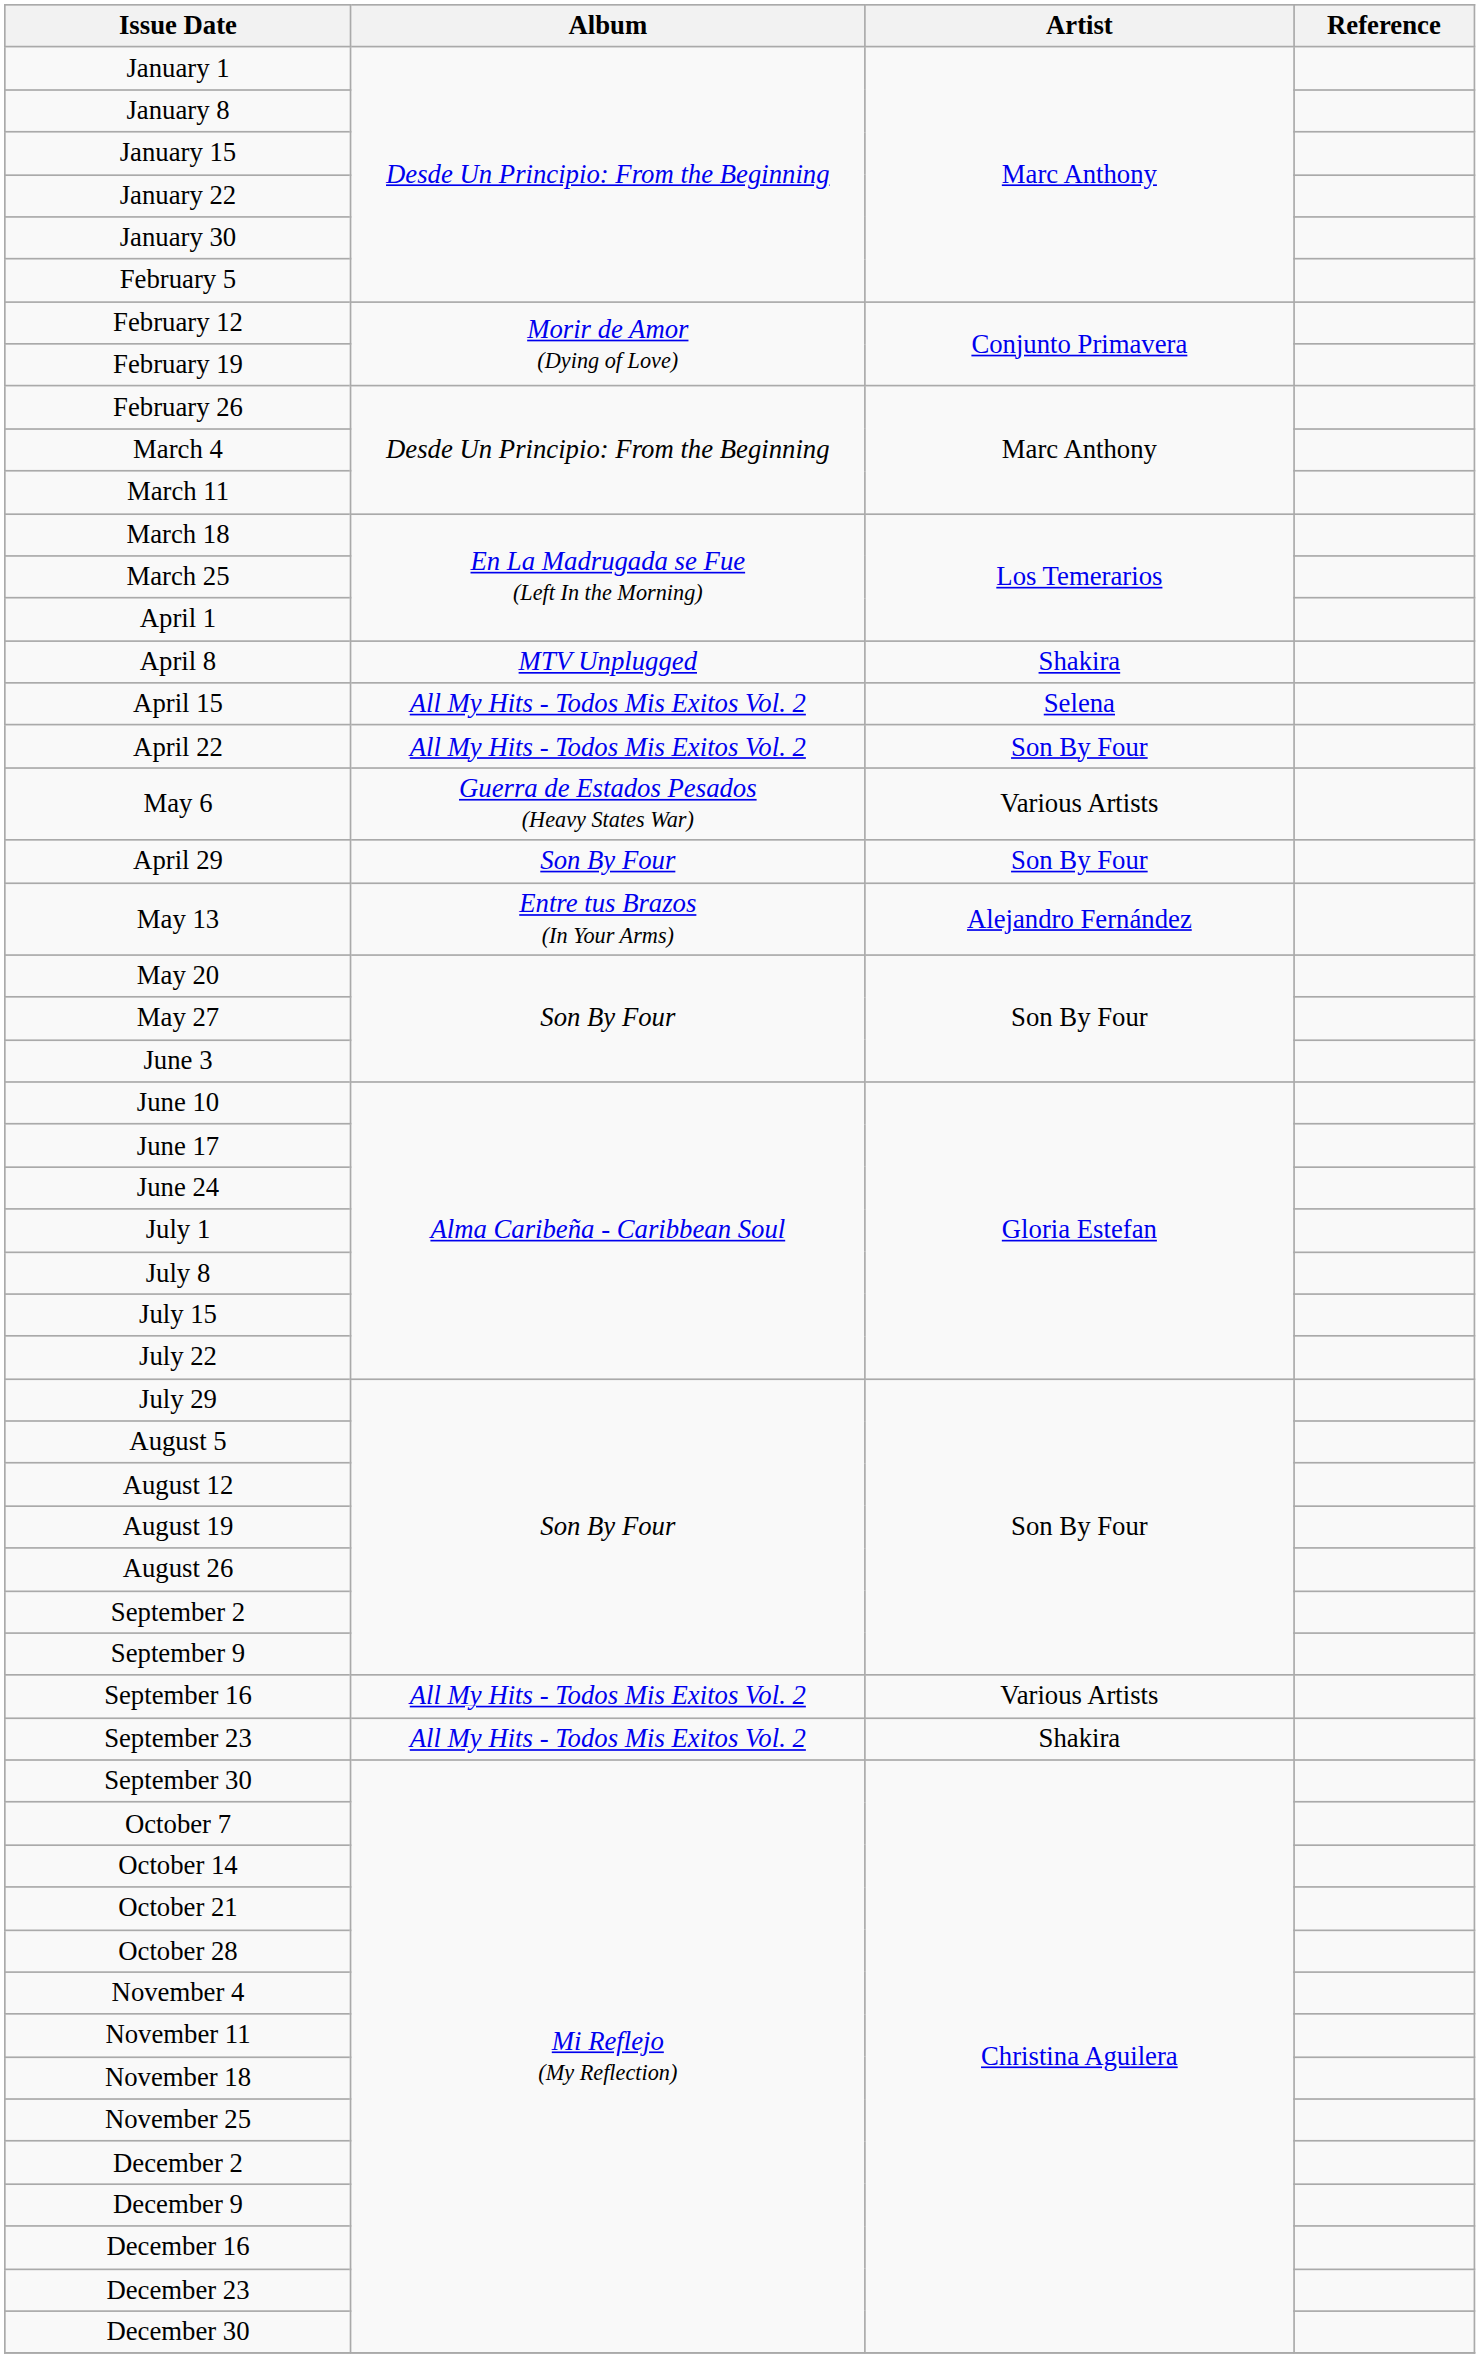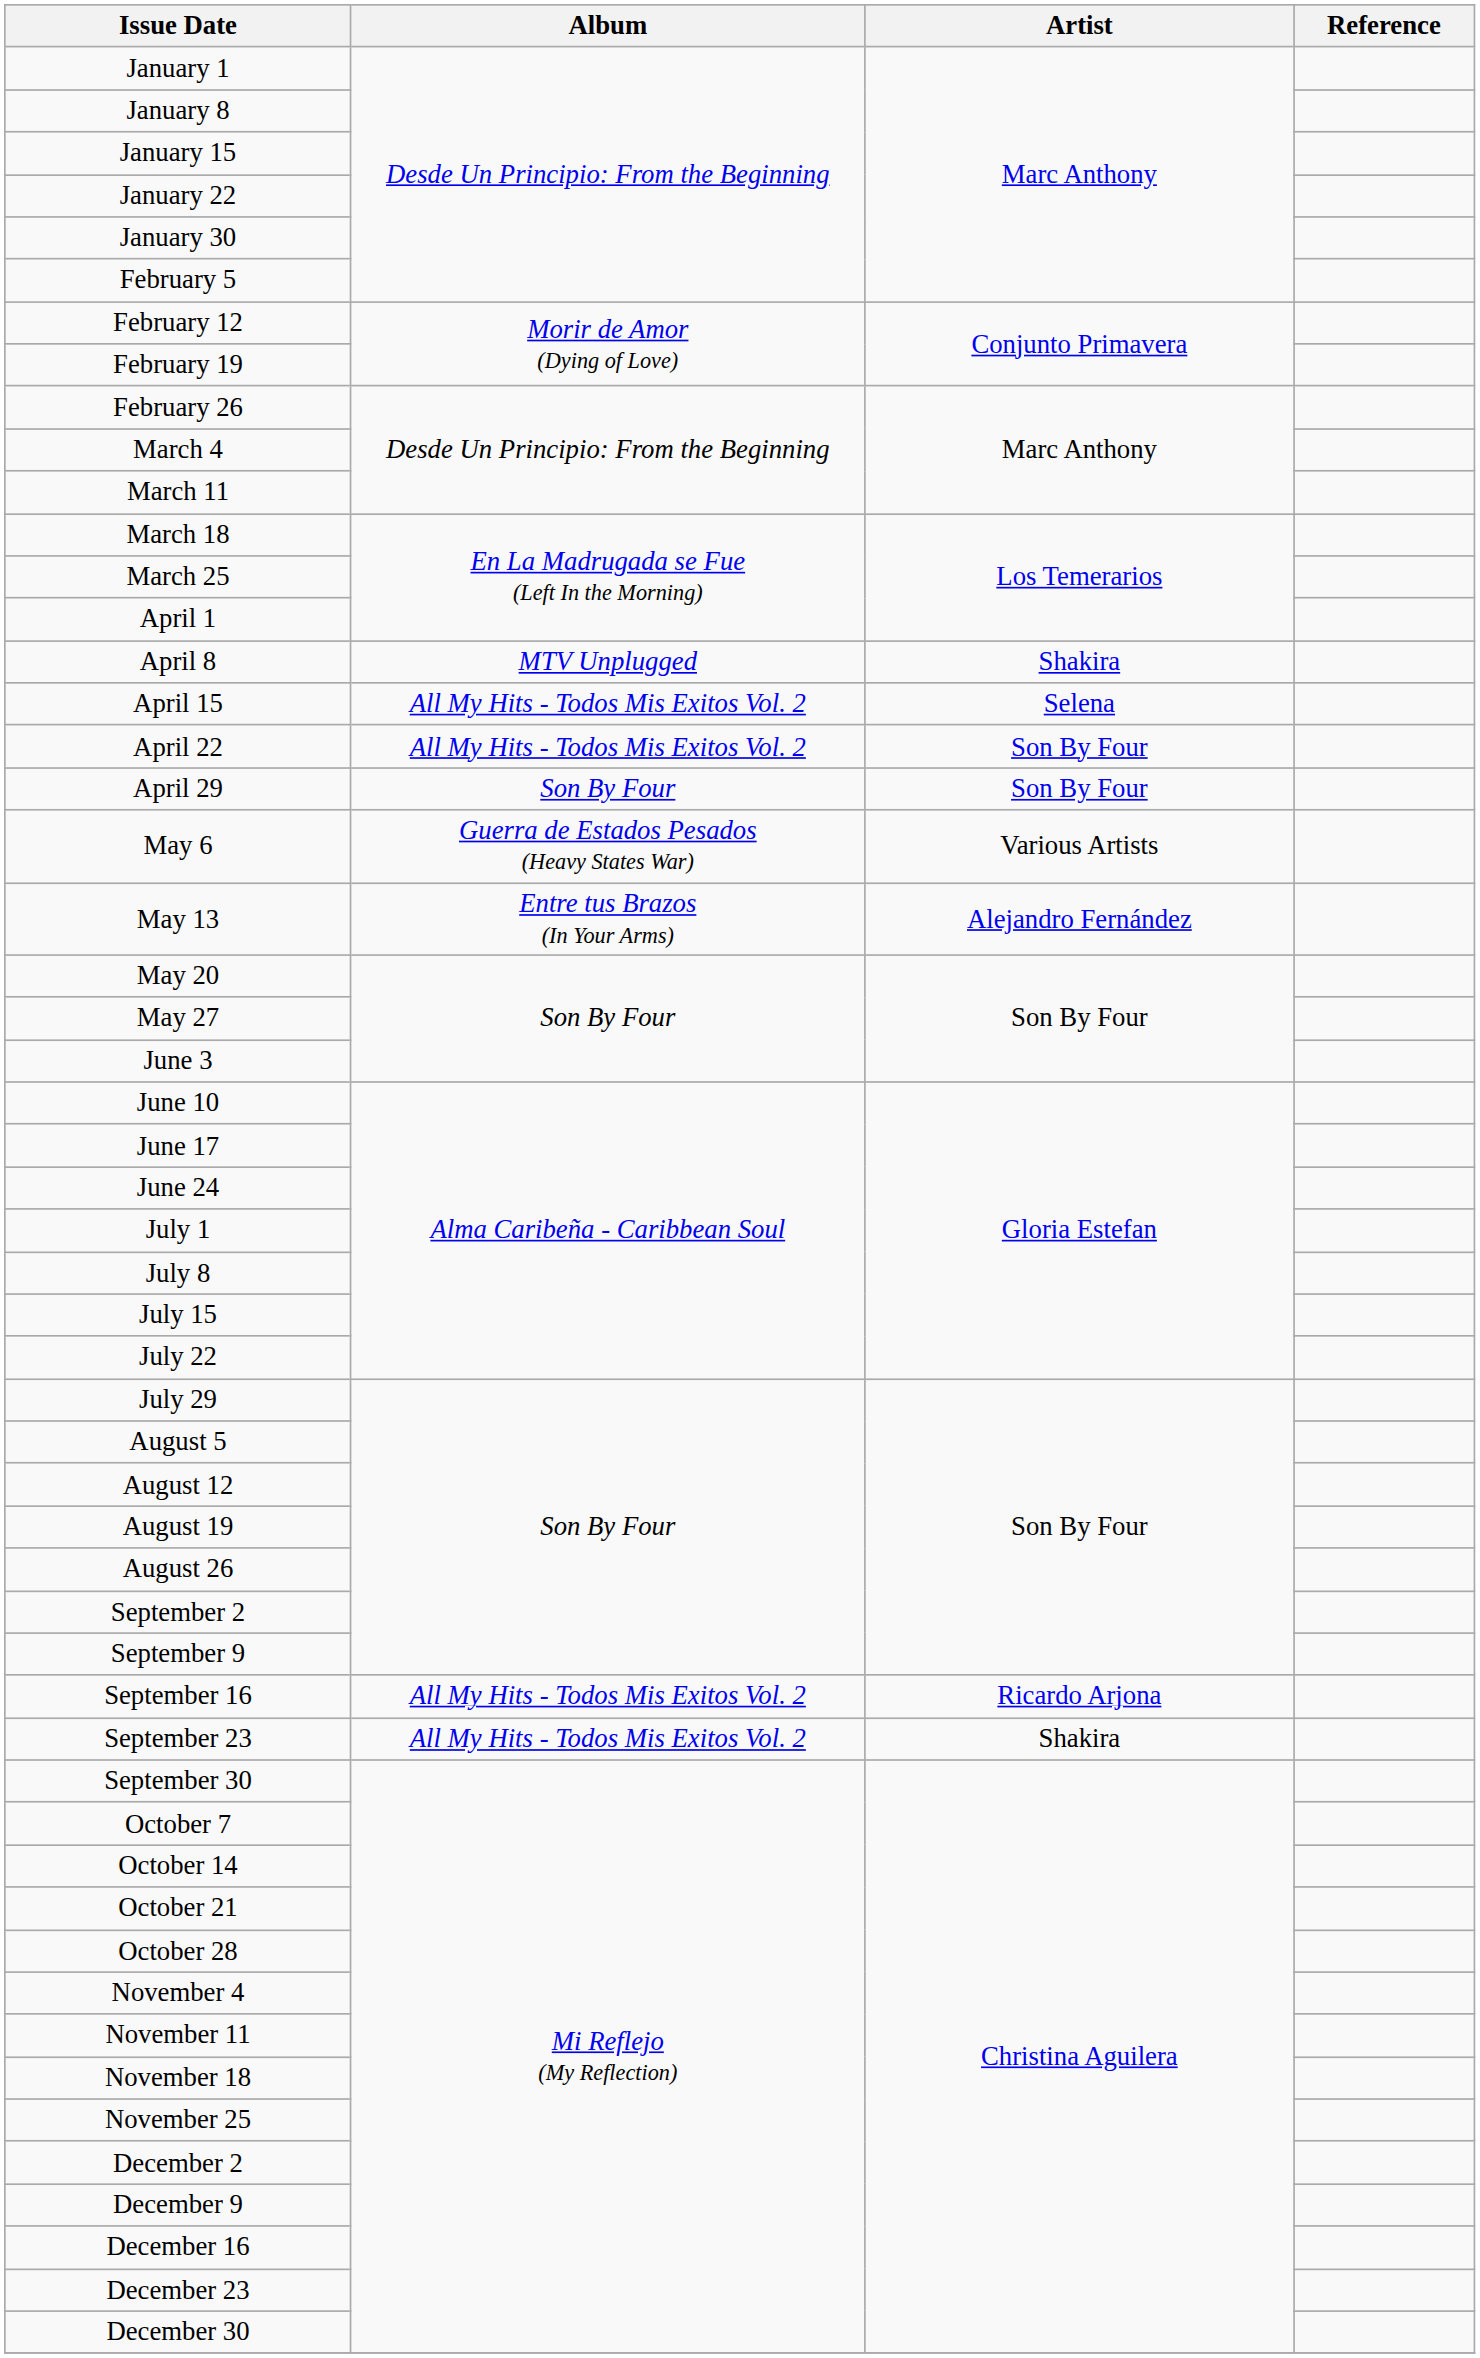rows swapped: (178, 860) <-> (178, 803)
(1079, 1696) Various Artists -> (1079, 1696) Ricardo Arjona
